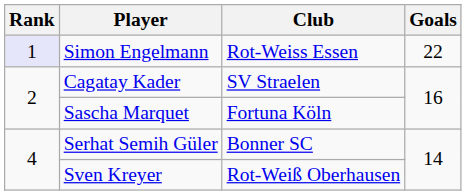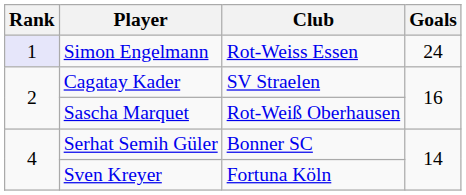(433, 50) 22 -> (433, 50) 24
(279, 112) Fortuna Köln -> (313, 112) Rot-Weiß Oberhausen
(313, 174) Rot-Weiß Oberhausen -> (279, 174) Fortuna Köln
